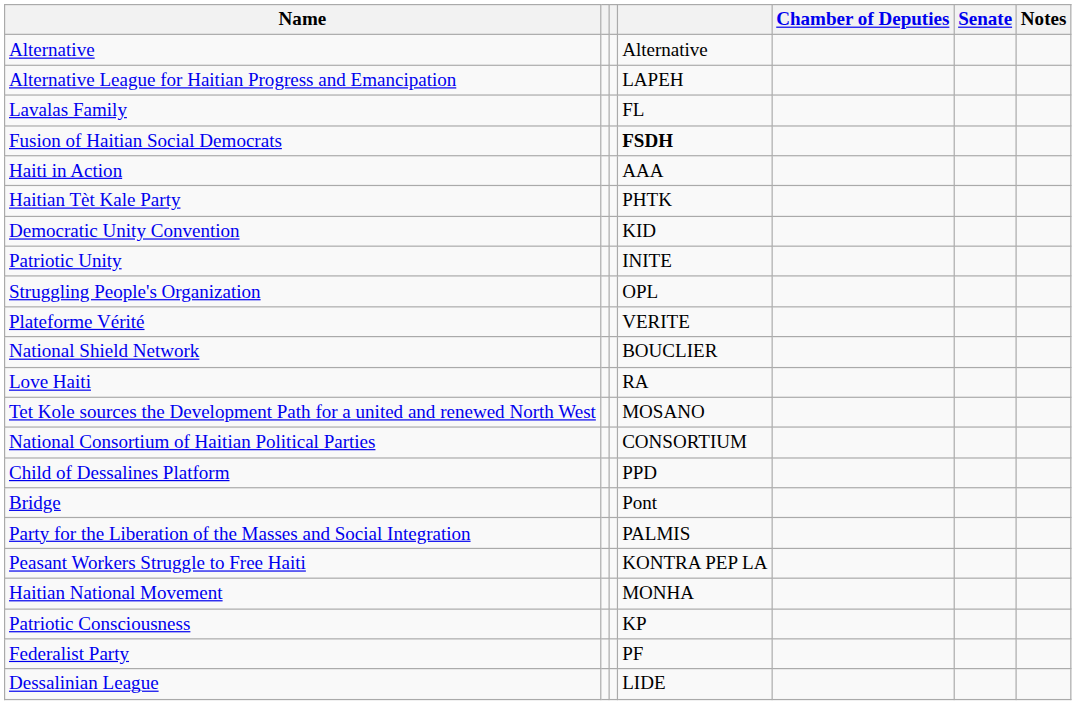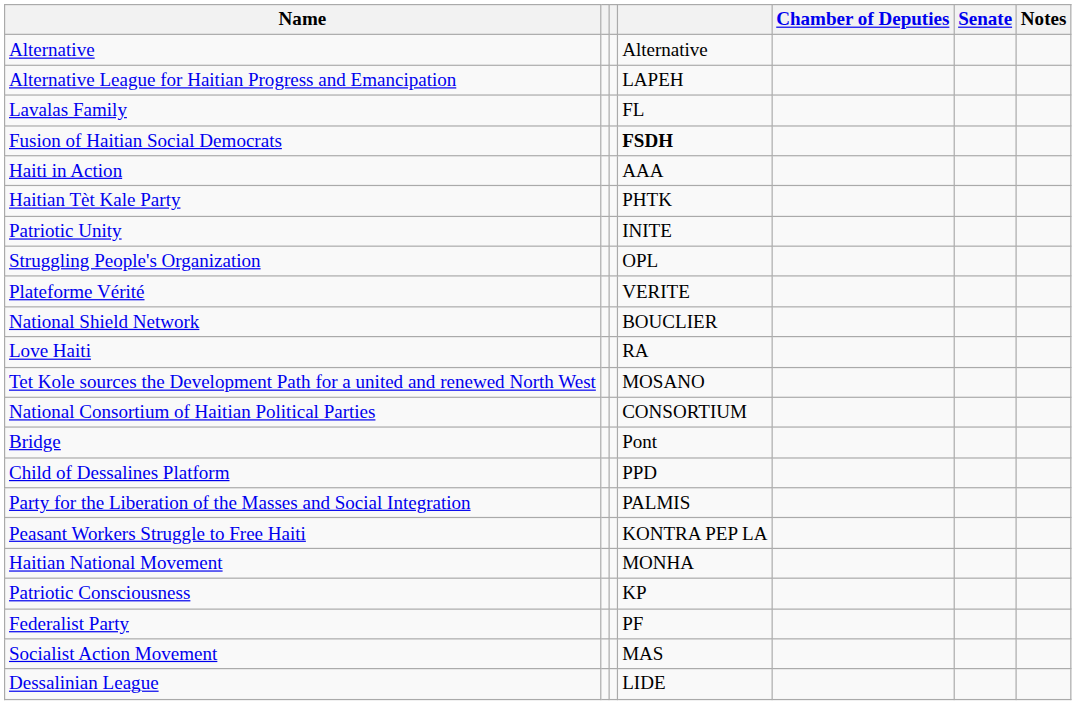- row: (124, 230)
rows swapped: (35, 502) <-> (119, 472)
+ row: (113, 653)
